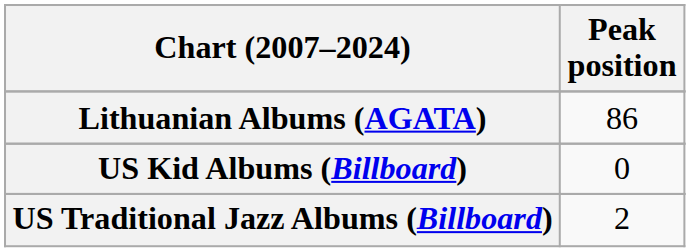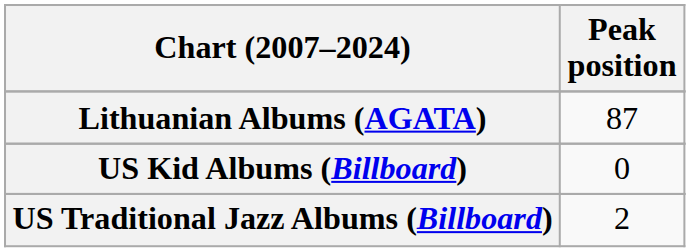(622, 117) 86 -> (622, 117) 87
